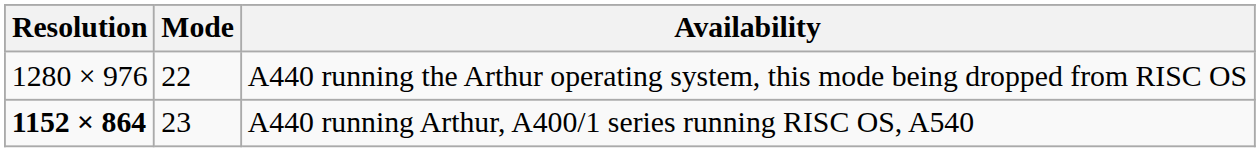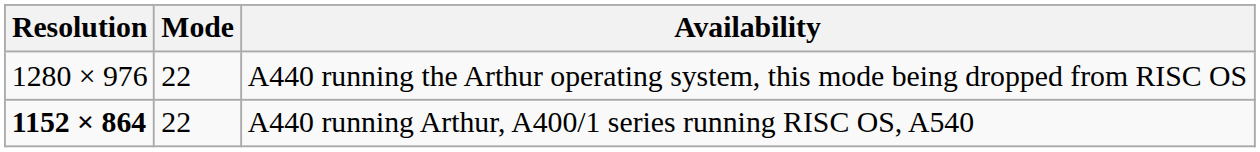(176, 122) 23 -> (176, 122) 22
